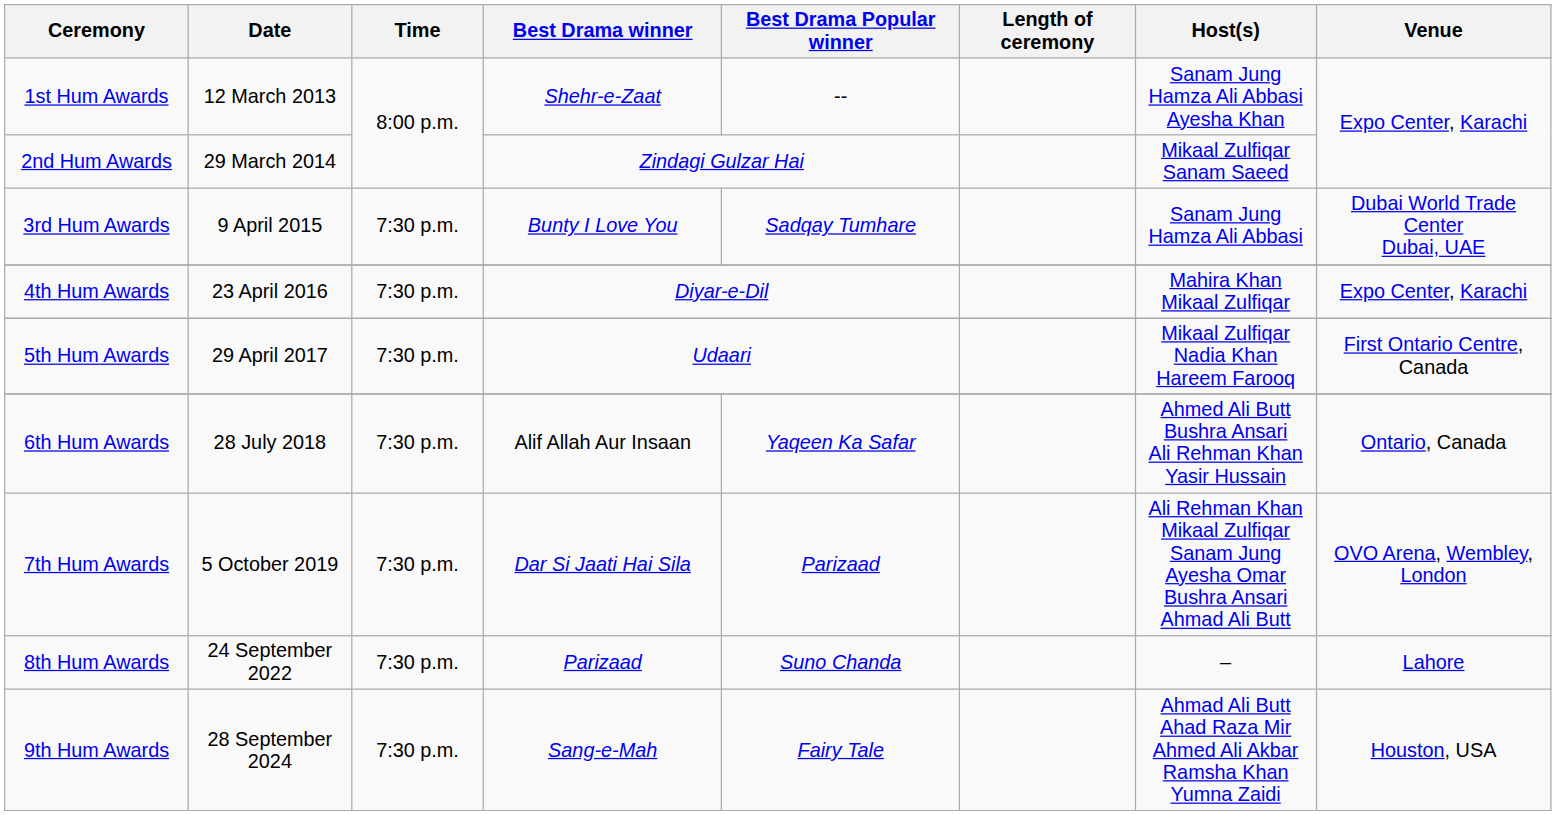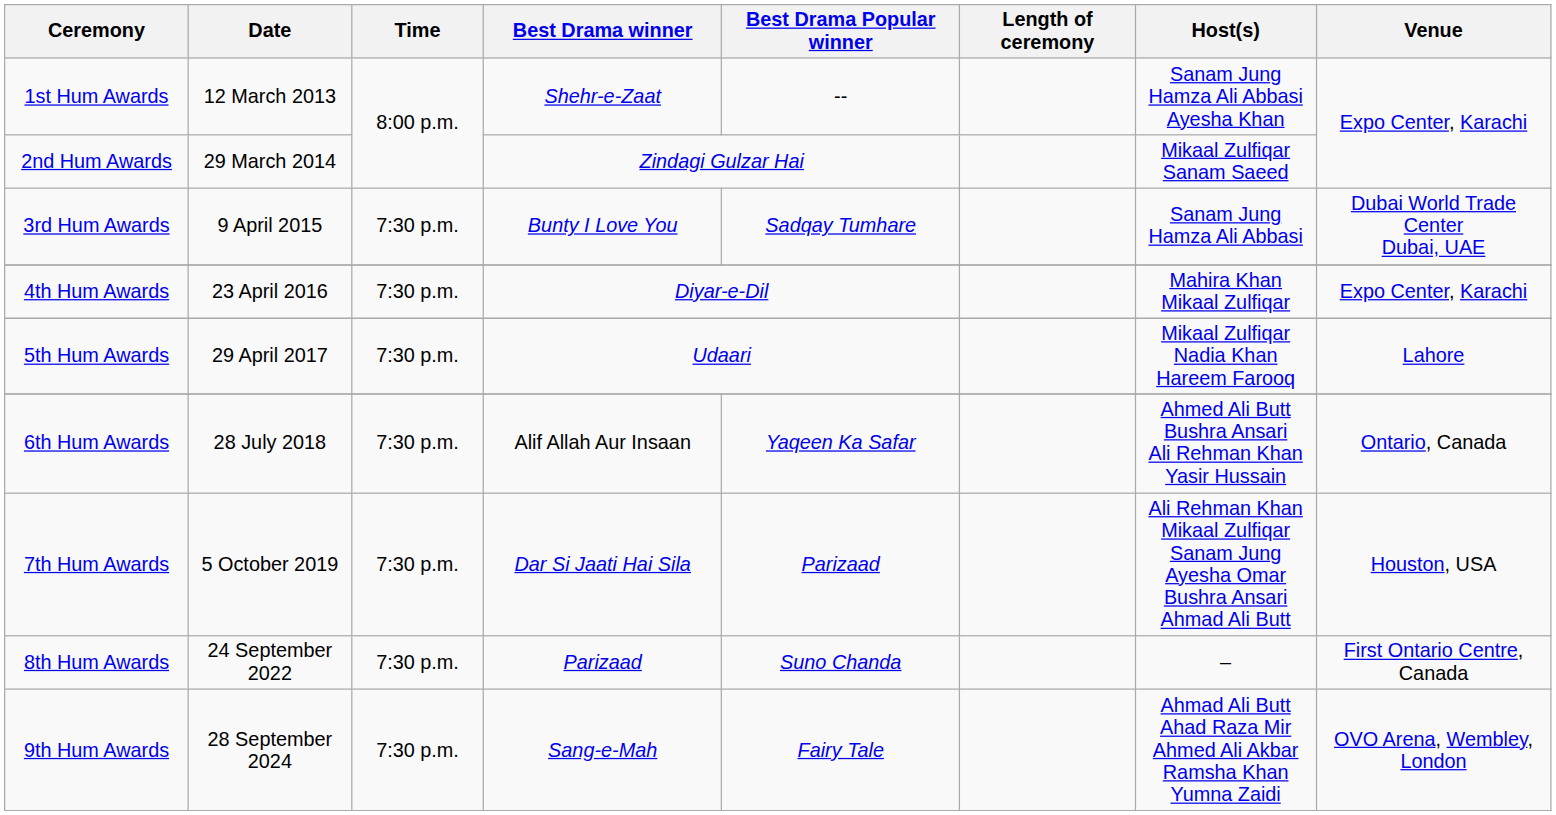(1434, 356) First Ontario Centre, Canada -> (1434, 356) Lahore
(1434, 564) OVO Arena, Wembley, London -> (1434, 564) Houston, USA
(1434, 662) Lahore -> (1434, 662) First Ontario Centre, Canada
(1434, 749) Houston, USA -> (1434, 749) OVO Arena, Wembley, London
